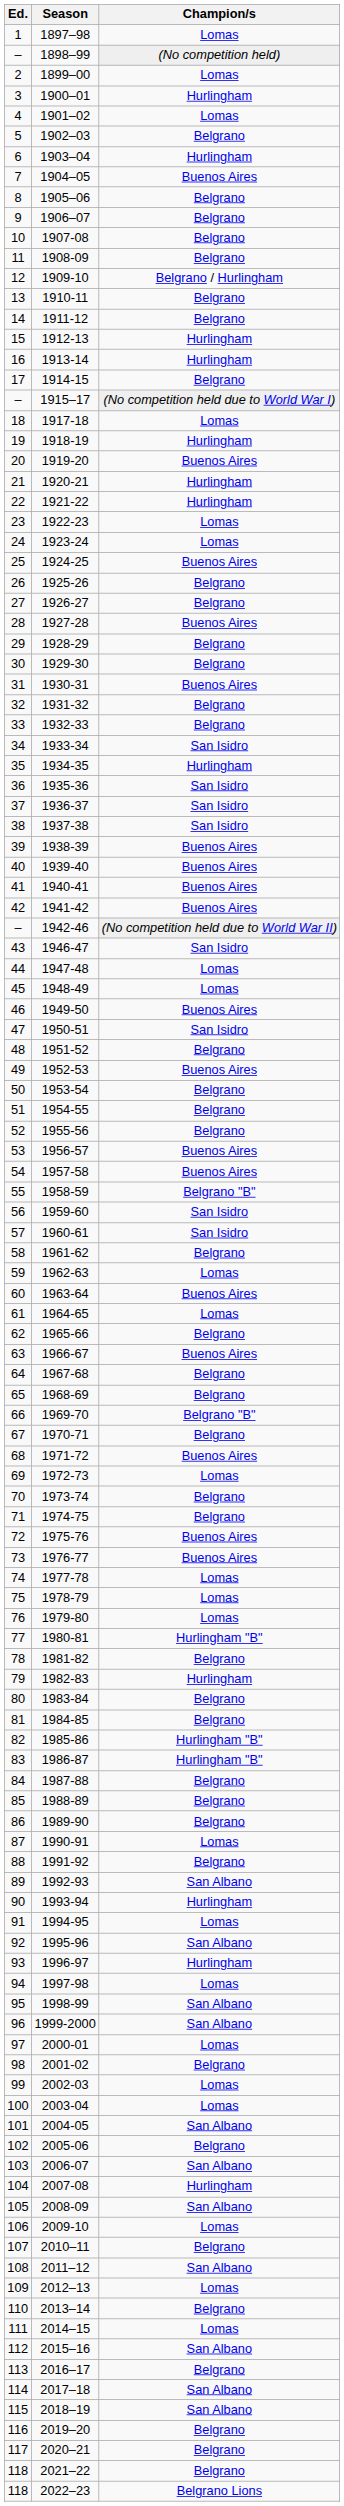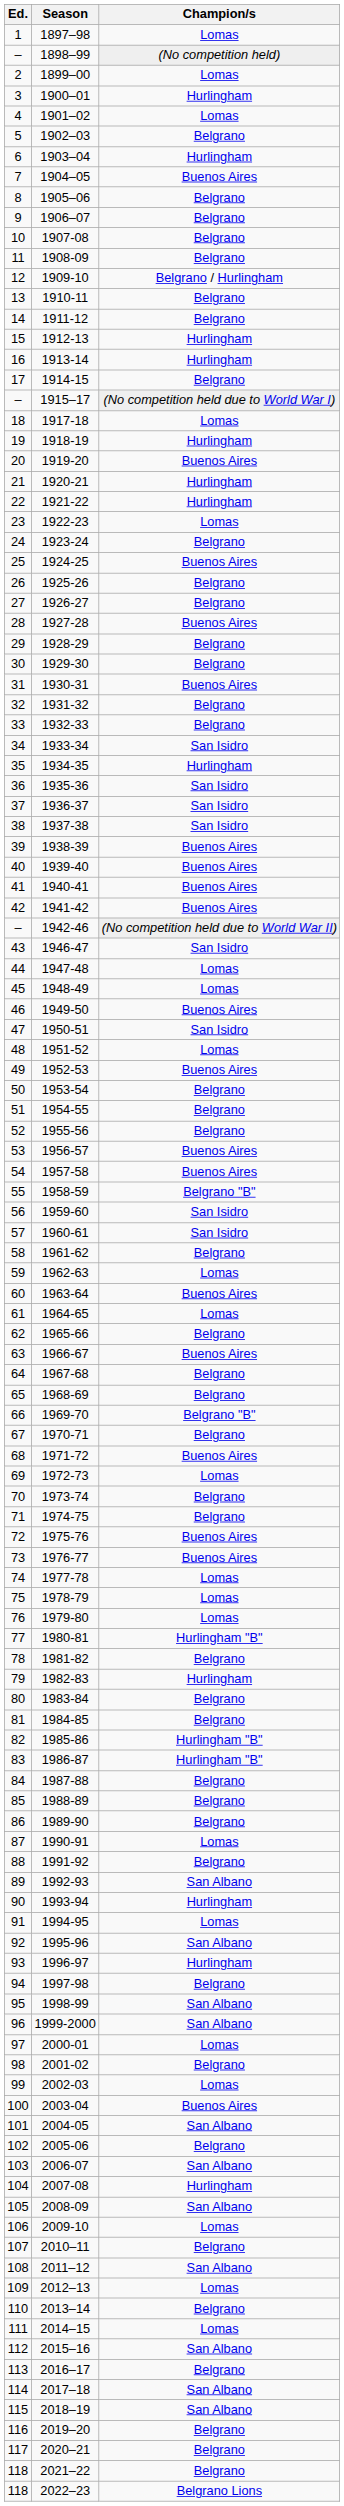(219, 542) Lomas -> (219, 542) Belgrano
(219, 1049) Belgrano -> (219, 1049) Lomas
(219, 1983) Lomas -> (219, 1983) Belgrano
(219, 2105) Lomas -> (219, 2105) Buenos Aires
